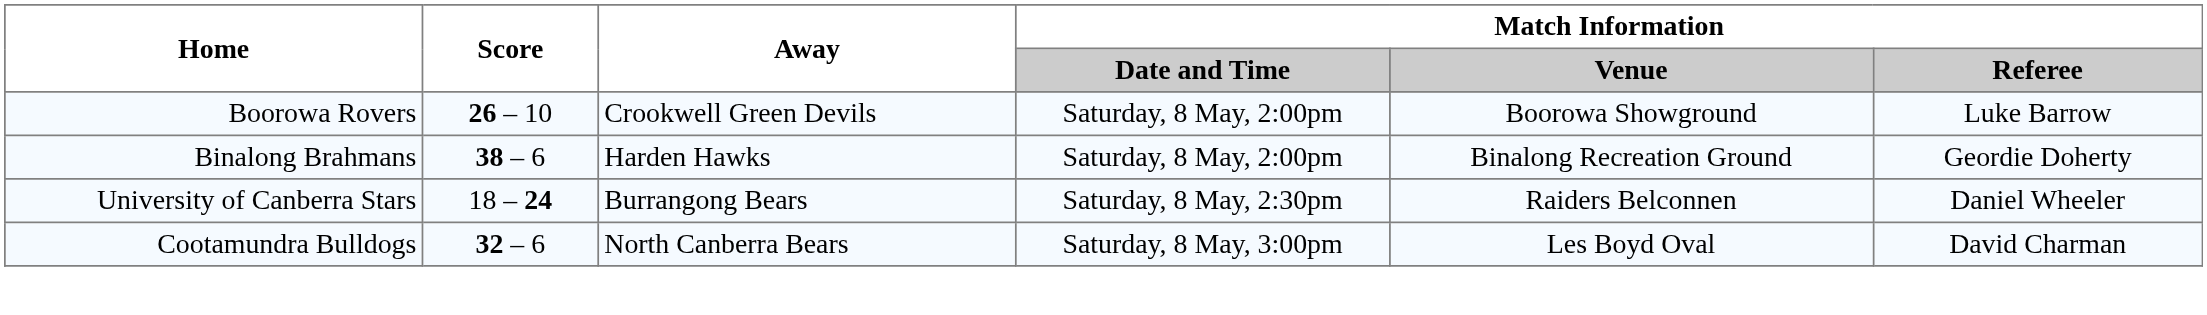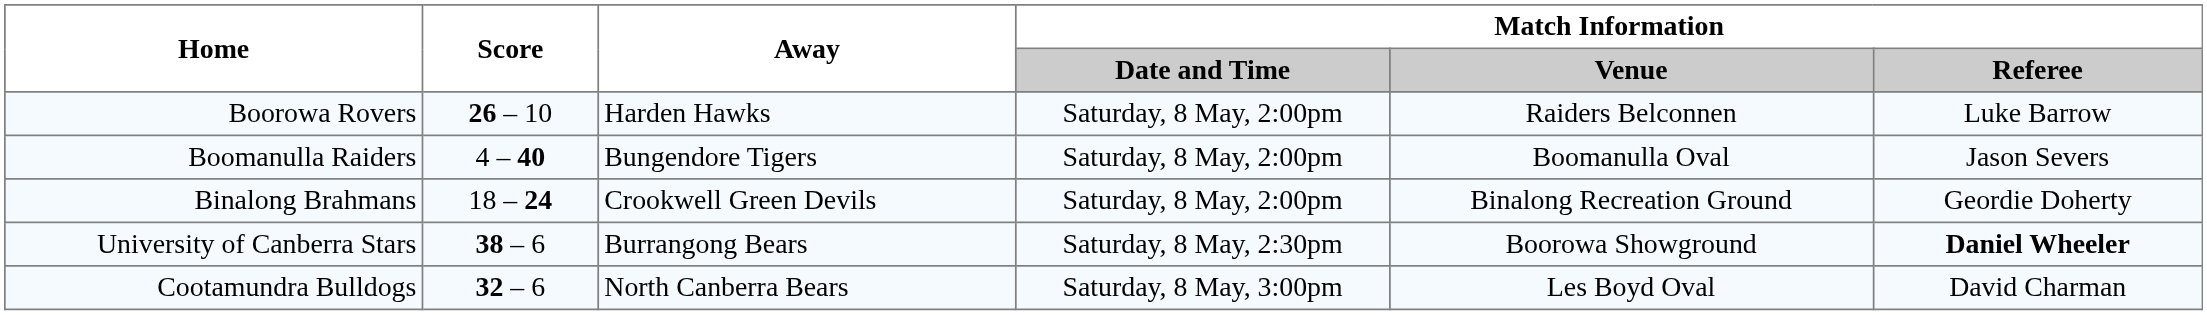(740, 113) Crookwell Green Devils -> (687, 113) Harden Hawks
(1631, 113) Boorowa Showground -> (1631, 113) Raiders Belconnen
+ row: (302, 156)
(510, 156) 38 – 6 -> (510, 200) 18 – 24
(687, 156) Harden Hawks -> (740, 200) Crookwell Green Devils
(510, 200) 18 – 24 -> (510, 243) 38 – 6
(1631, 200) Raiders Belconnen -> (1631, 243) Boorowa Showground
(2038, 200) normal -> (2038, 243) bold
